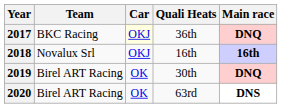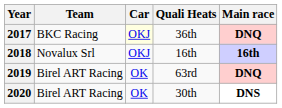(186, 73) 30th -> (186, 73) 63rd
(186, 93) 63rd -> (186, 93) 30th
